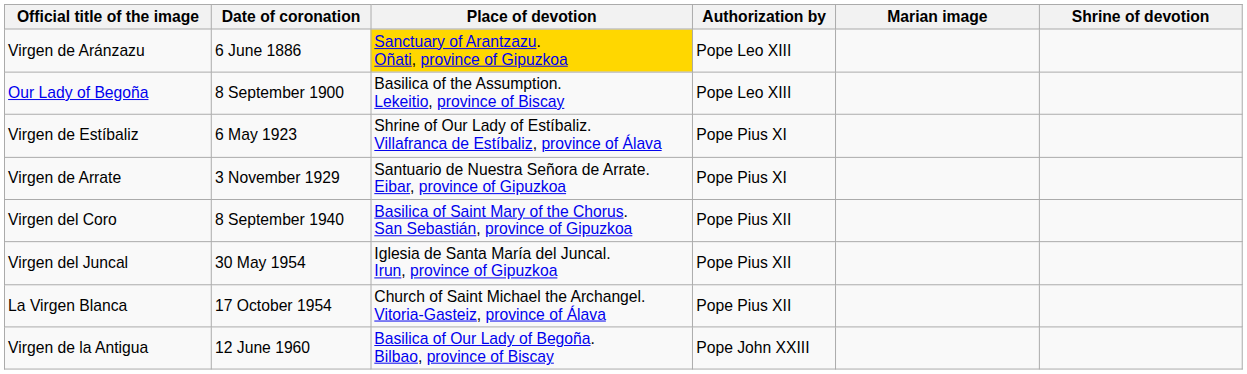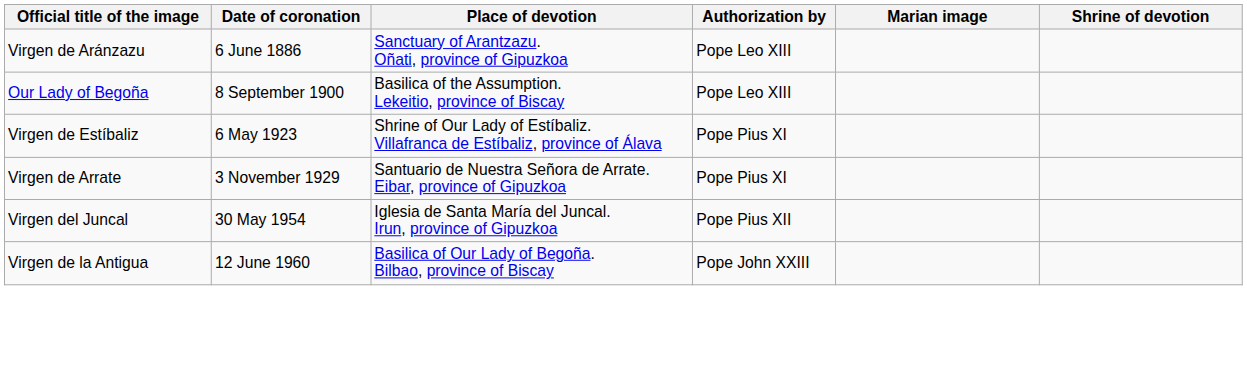(471, 50) gold background -> (471, 50) no background
- row: (62, 220)
- row: (68, 305)
